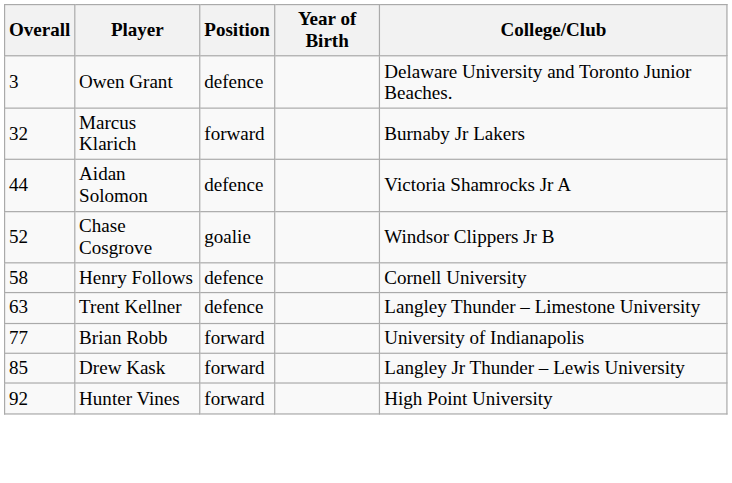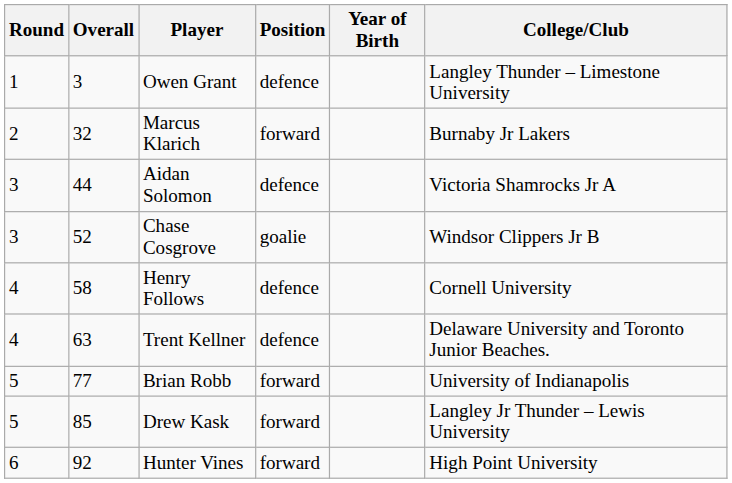+ column: (37, 30)
(538, 81) Delaware University and Toronto Junior Beaches. -> (545, 81) Langley Thunder – Limestone University
(542, 307) Langley Thunder – Limestone University -> (557, 340) Delaware University and Toronto Junior Beaches.
